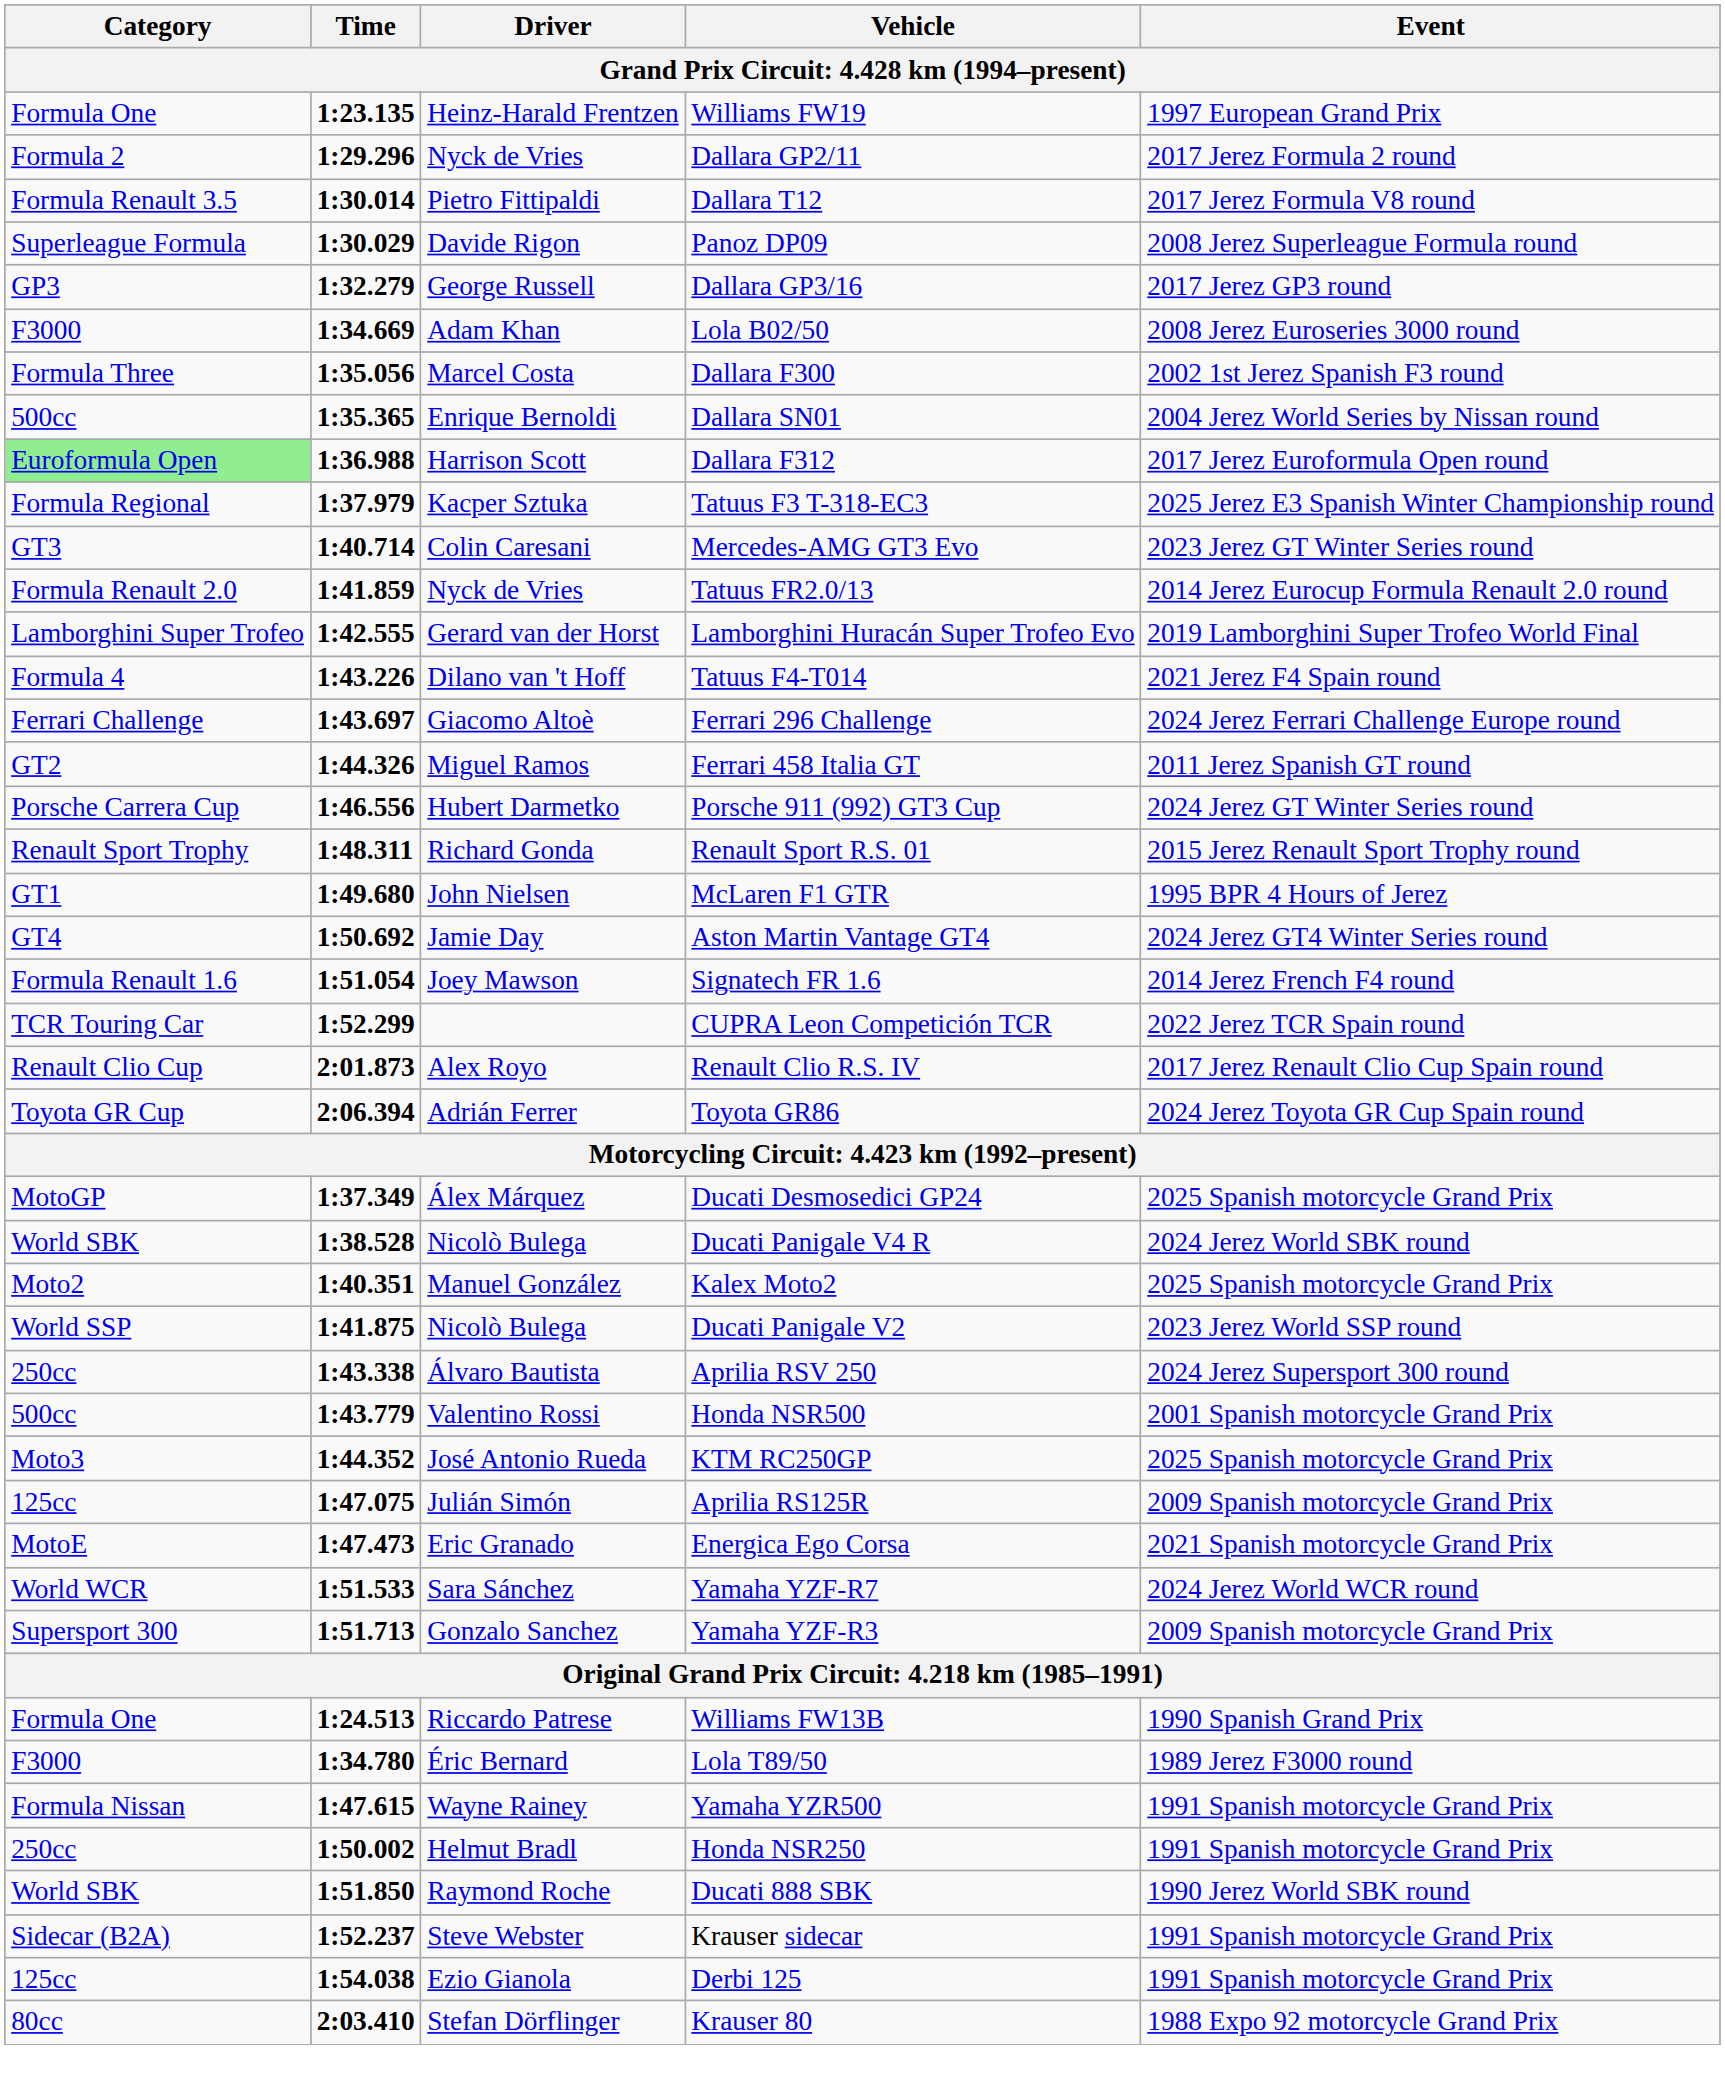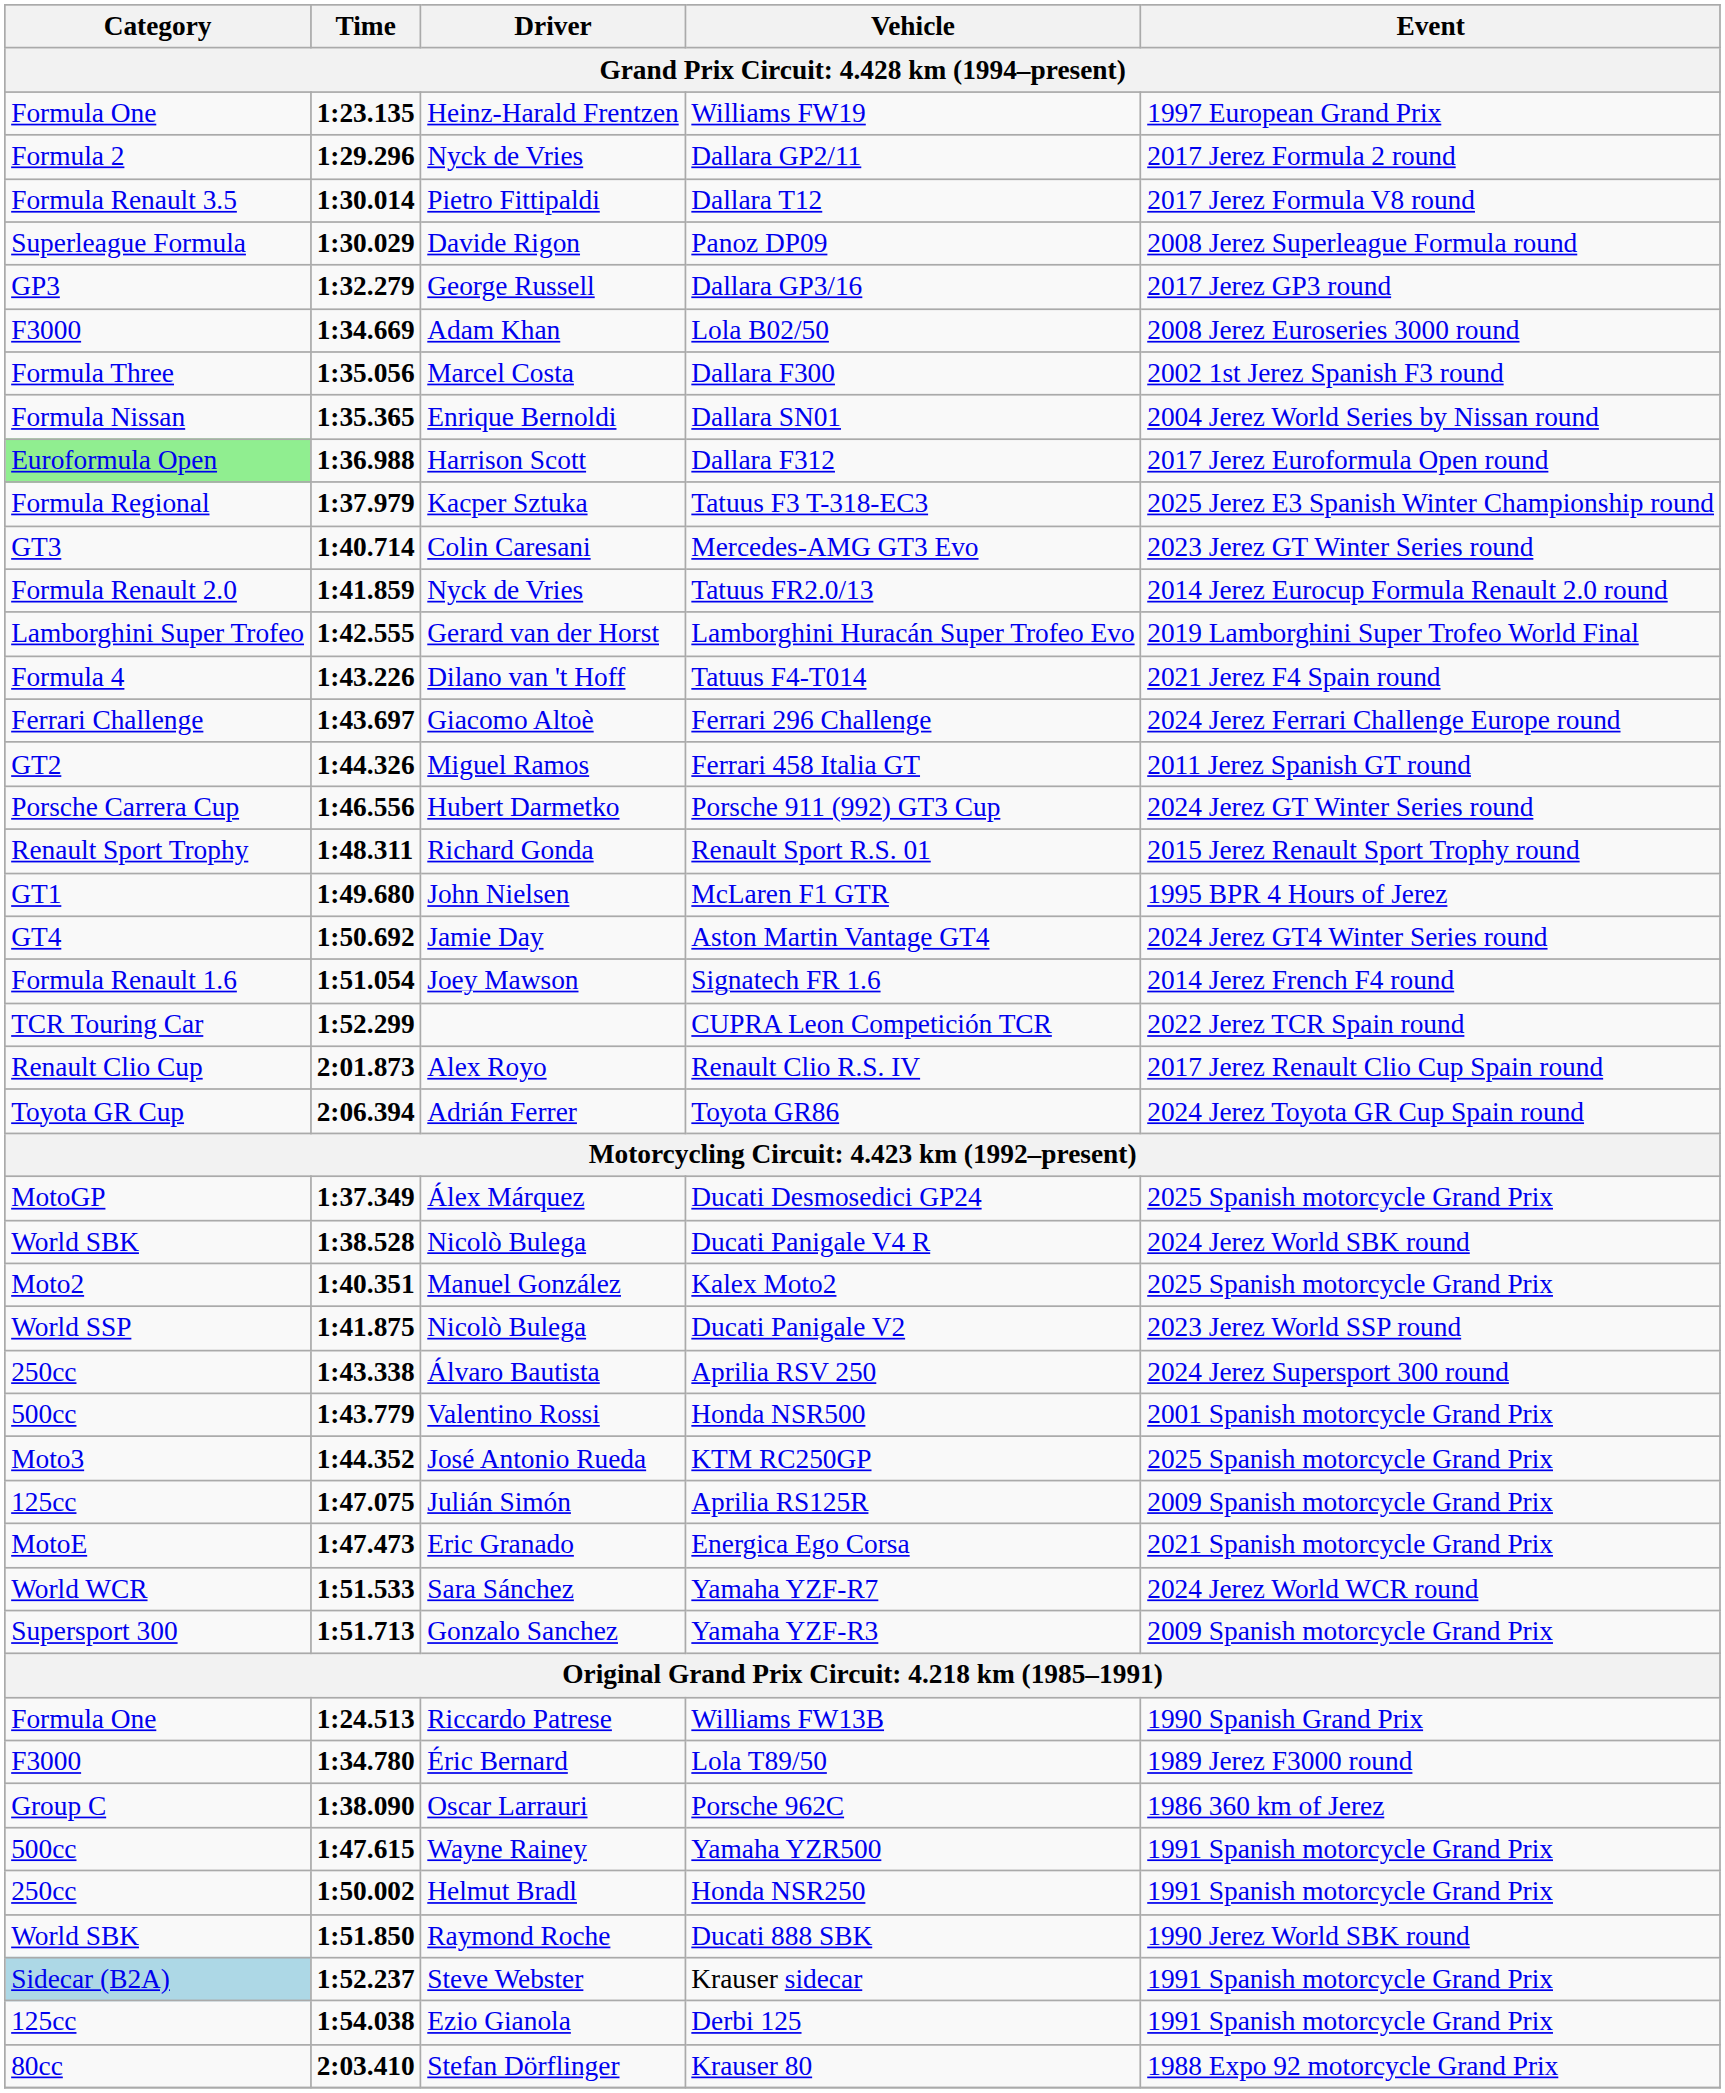(44, 416) 500cc -> (98, 416) Formula Nissan
+ row: (768, 1805)
(98, 1805) Formula Nissan -> (44, 1848) 500cc
(91, 1935) no background -> (91, 1978) lightblue background
